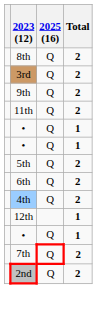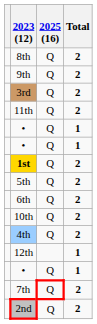rows swapped: (24, 92) <-> (24, 74)
+ row: (24, 163)
+ row: (24, 217)
